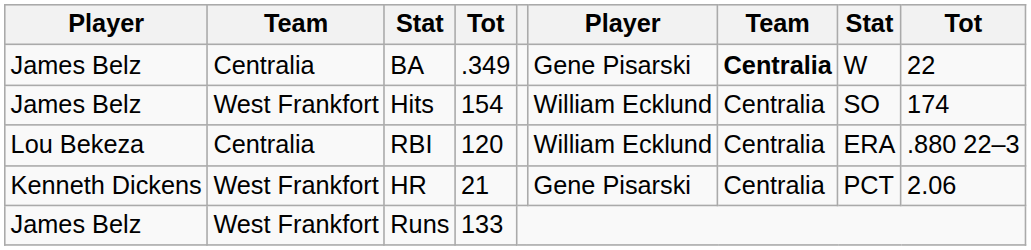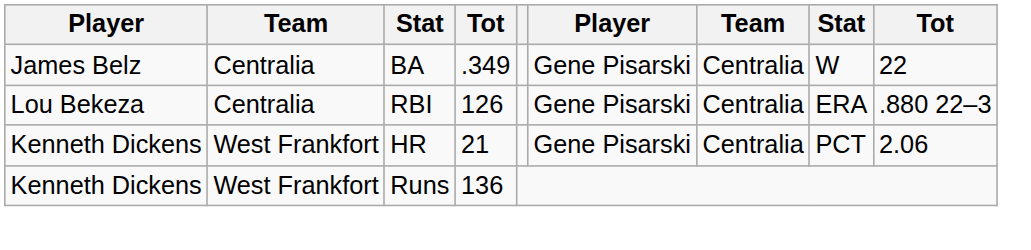(778, 64) bold -> (753, 64) normal
- row: (412, 104)
(482, 144) 120 -> (482, 104) 126
(623, 144) William Ecklund -> (612, 104) Gene Pisarski
(76, 225) James Belz -> (106, 184) Kenneth Dickens
(482, 225) 133 -> (482, 184) 136
